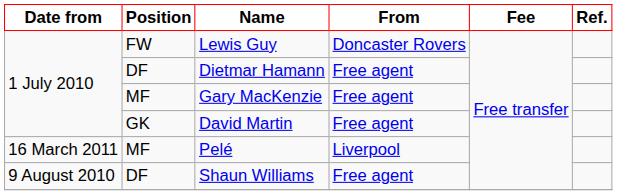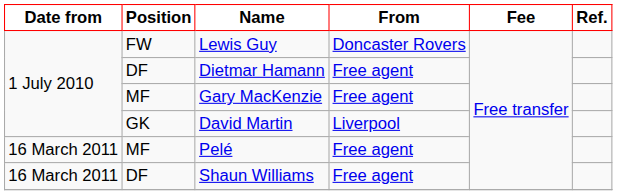(373, 123) Free agent -> (366, 123) Liverpool
(366, 149) Liverpool -> (373, 149) Free agent
(62, 176) 9 August 2010 -> (63, 176) 16 March 2011
